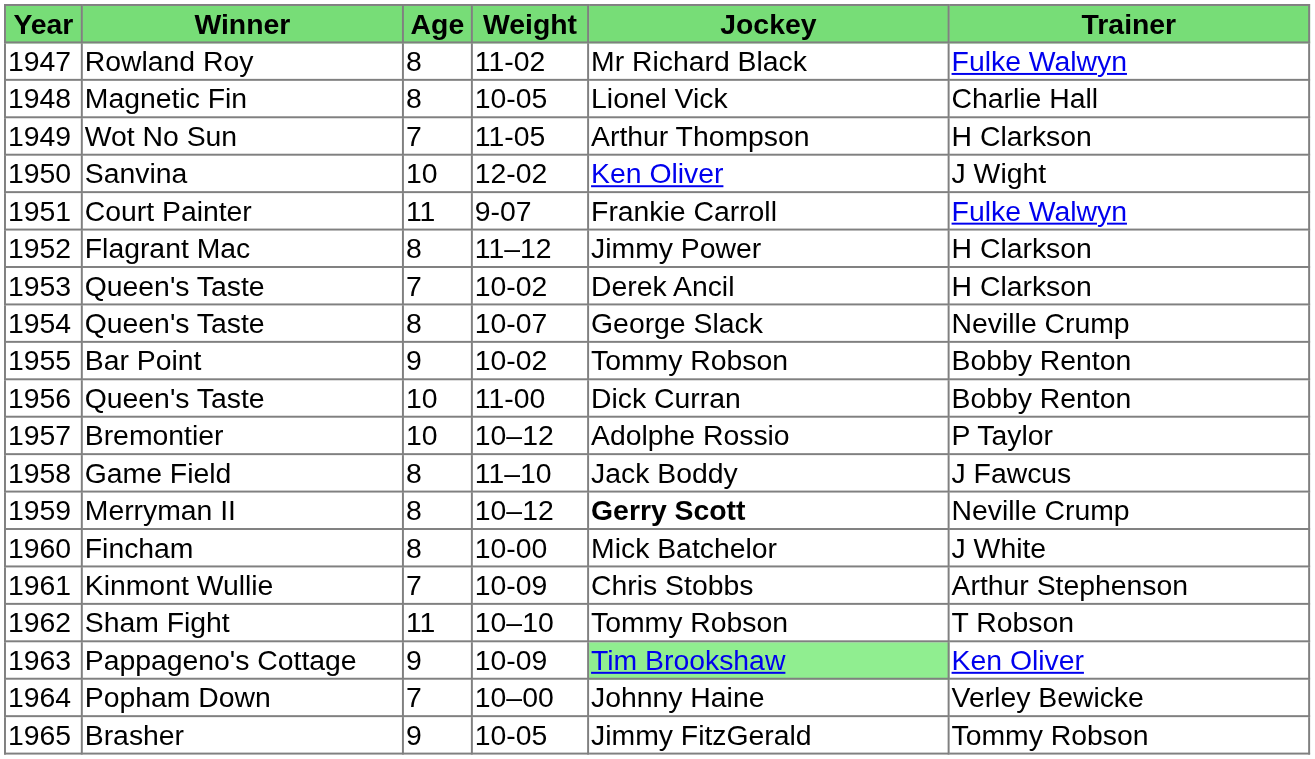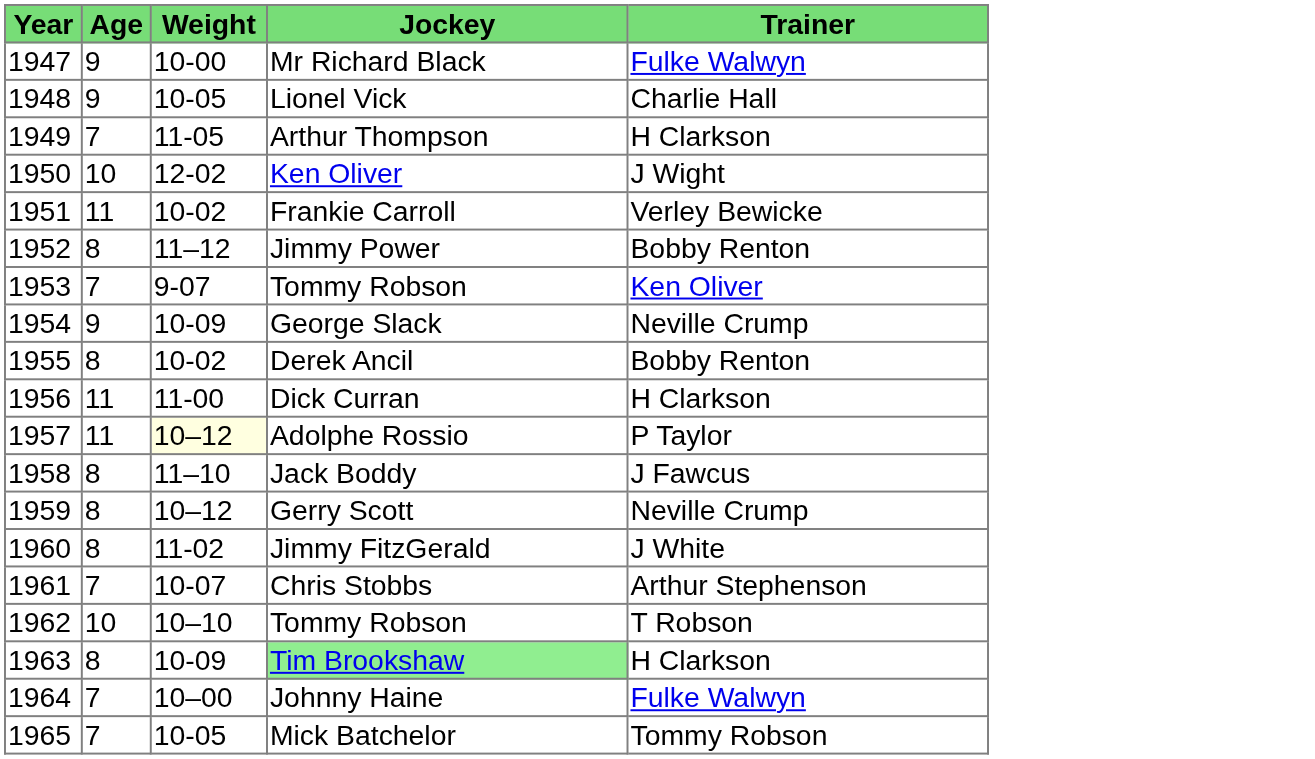- column: (242, 24)
(414, 61) 8 -> (93, 61) 9
(510, 61) 11-02 -> (190, 61) 10-00
(414, 99) 8 -> (93, 99) 9
(503, 211) 9-07 -> (190, 211) 10-02
(1039, 211) Fulke Walwyn -> (727, 211) Verley Bewicke
(1022, 248) H Clarkson -> (720, 248) Bobby Renton
(511, 286) 10-02 -> (182, 286) 9-07
(663, 286) Derek Ancil -> (368, 286) Tommy Robson
(1022, 286) H Clarkson -> (697, 286) Ken Oliver
(414, 323) 8 -> (93, 323) 9
(511, 323) 10-07 -> (190, 323) 10-09
(414, 361) 9 -> (93, 361) 8
(690, 361) Tommy Robson -> (342, 361) Derek Ancil
(422, 398) 10 -> (99, 398) 11
(1041, 398) Bobby Renton -> (701, 398) H Clarkson
(422, 435) 10 -> (99, 435) 11
(514, 435) no background -> (193, 435) lightyellow background
(668, 510) bold -> (342, 510) normal
(511, 548) 10-00 -> (189, 548) 11-02
(684, 548) Mick Batchelor -> (380, 548) Jimmy FitzGerald
(511, 585) 10-09 -> (190, 585) 10-07
(421, 623) 11 -> (101, 623) 10
(414, 660) 9 -> (93, 660) 8
(1018, 660) Ken Oliver -> (701, 660) H Clarkson
(1048, 697) Verley Bewicke -> (718, 697) Fulke Walwyn
(414, 735) 9 -> (93, 735) 7
(701, 735) Jimmy FitzGerald -> (363, 735) Mick Batchelor
